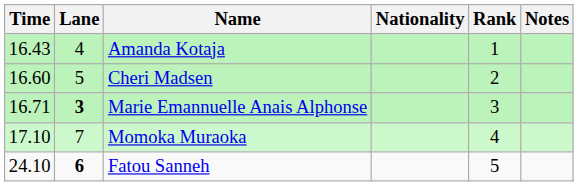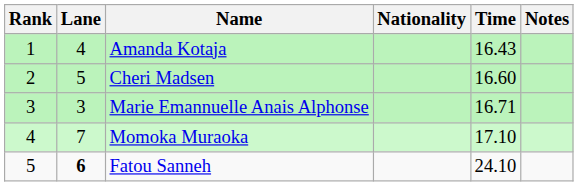columns swapped: (495, 19) <-> (30, 19)
(79, 107) bold -> (81, 107) normal
